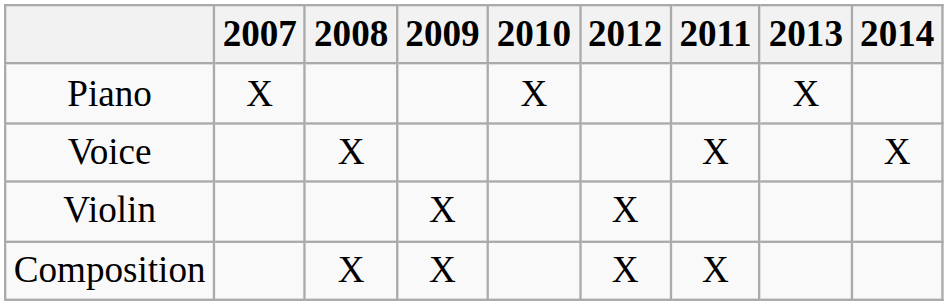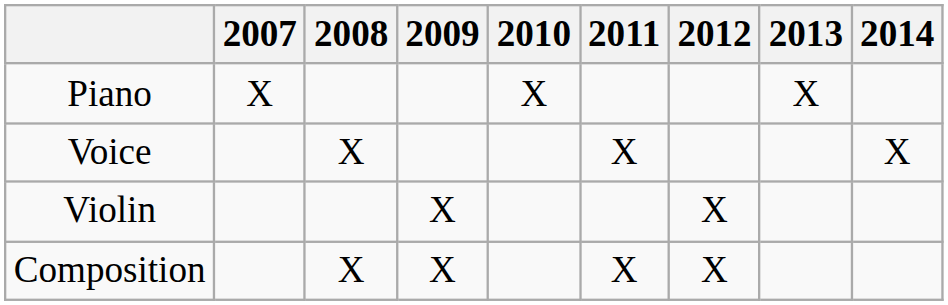columns swapped: (716, 33) <-> (625, 33)
